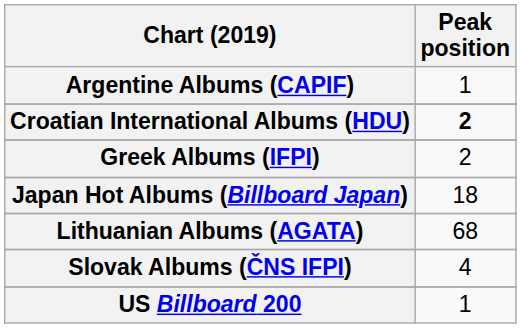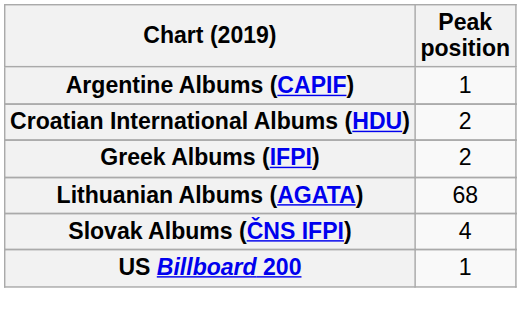(465, 121) bold -> (465, 121) normal
- row: (210, 194)
